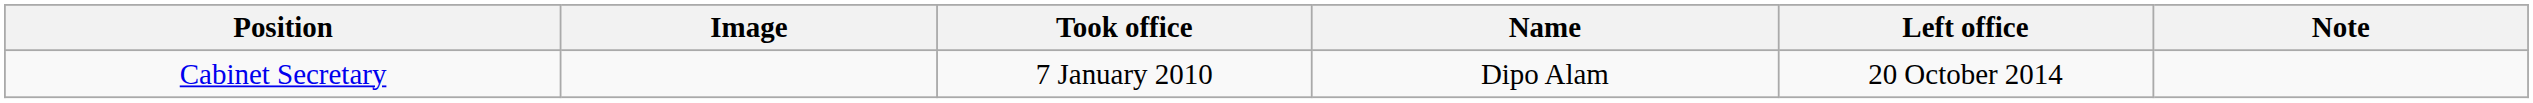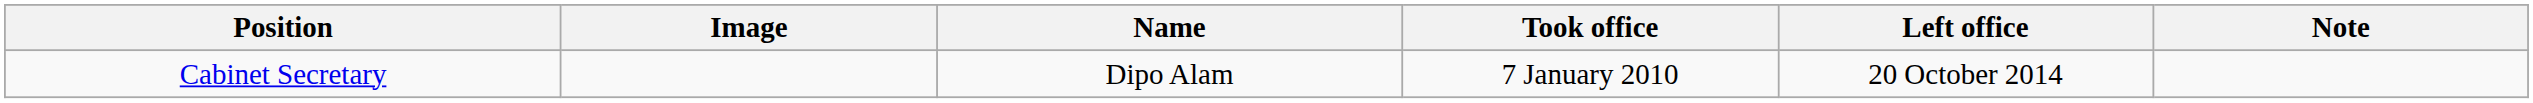columns swapped: (1545, 27) <-> (1124, 27)
